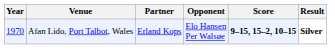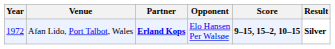(15, 31) 1970 -> (15, 31) 1972
(159, 31) normal -> (161, 31) bold
